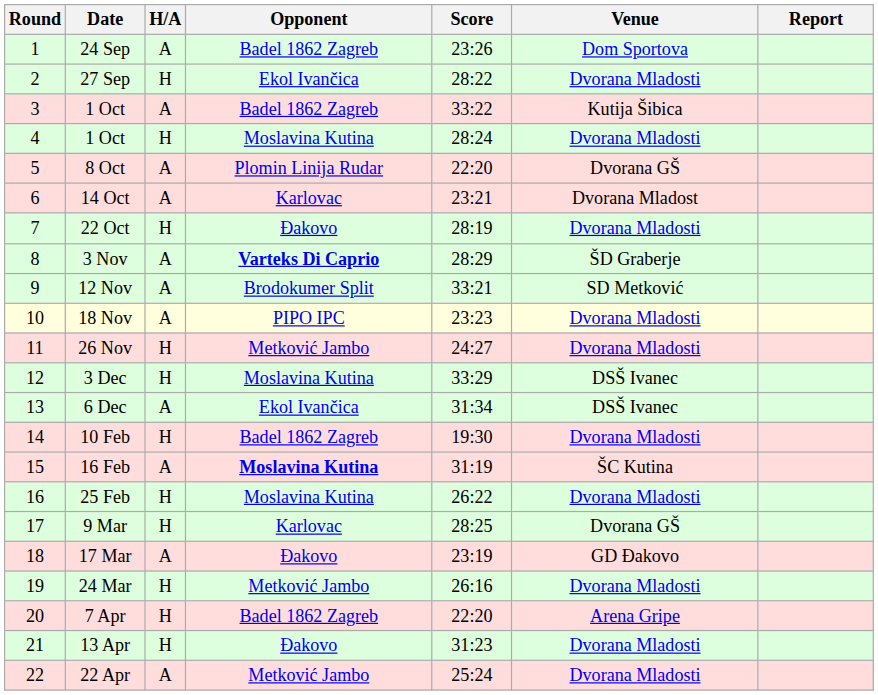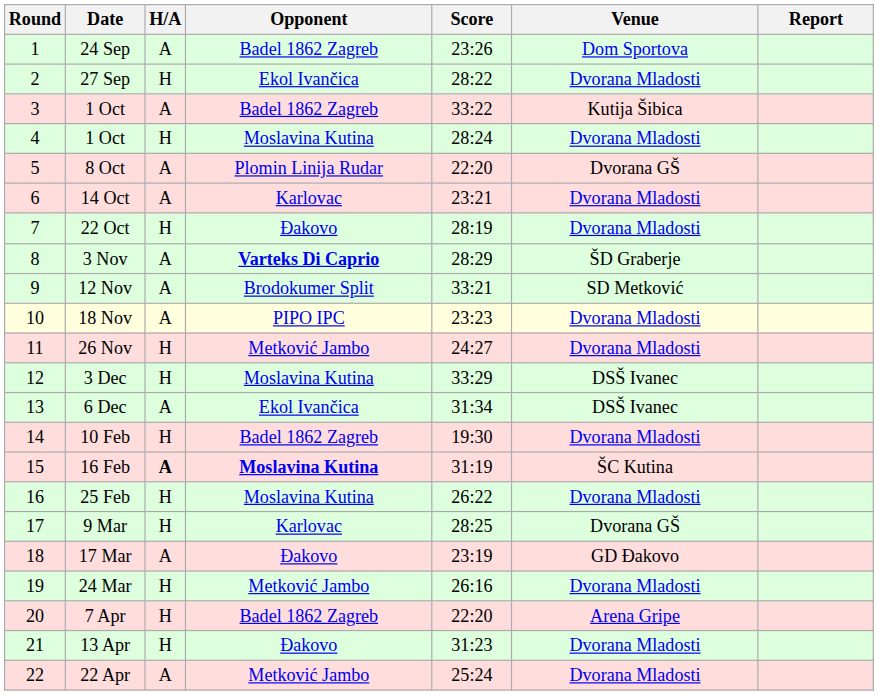(635, 198) Dvorana Mladost -> (635, 198) Dvorana Mladosti
(165, 466) normal -> (165, 466) bold
